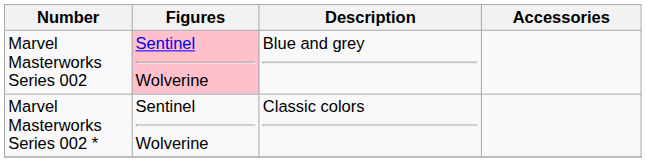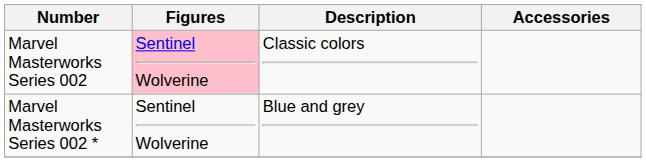(370, 62) Blue and grey -> (370, 62) Classic colors
(370, 125) Classic colors -> (370, 125) Blue and grey
